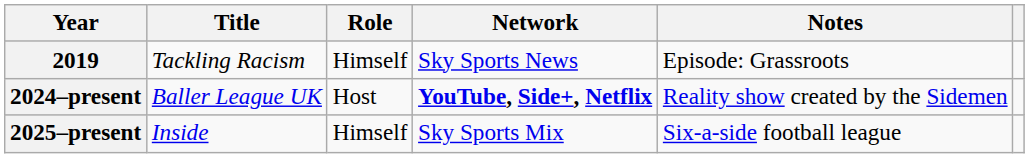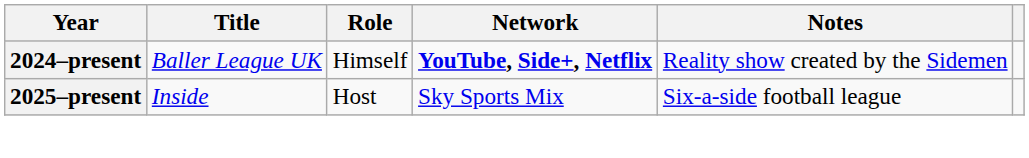- row: (76, 59)
(355, 96) Host -> (370, 59) Himself
(370, 133) Himself -> (355, 96) Host
